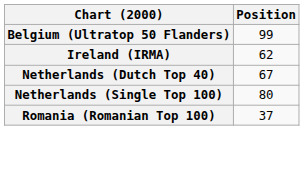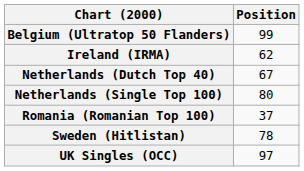+ row: (119, 135)
+ row: (119, 155)
